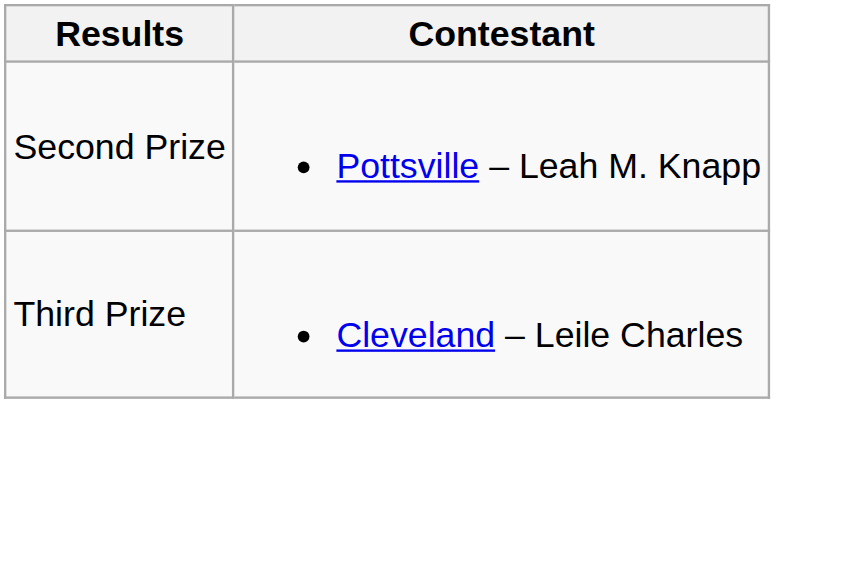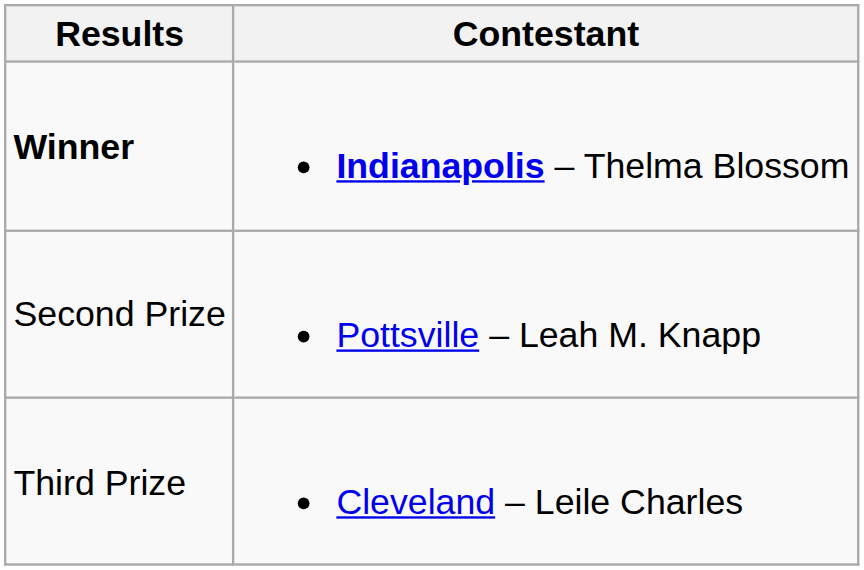+ row: (74, 146)
